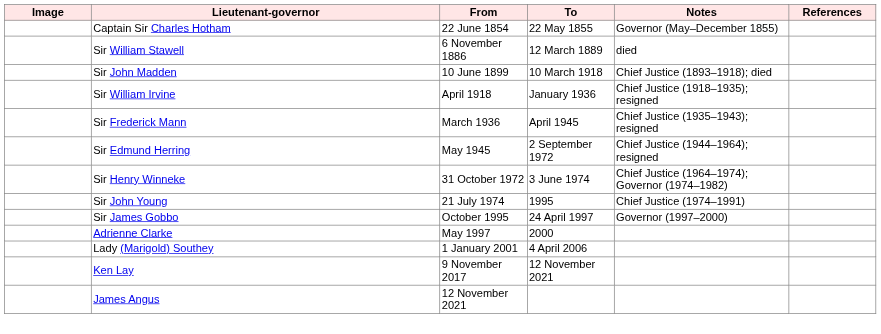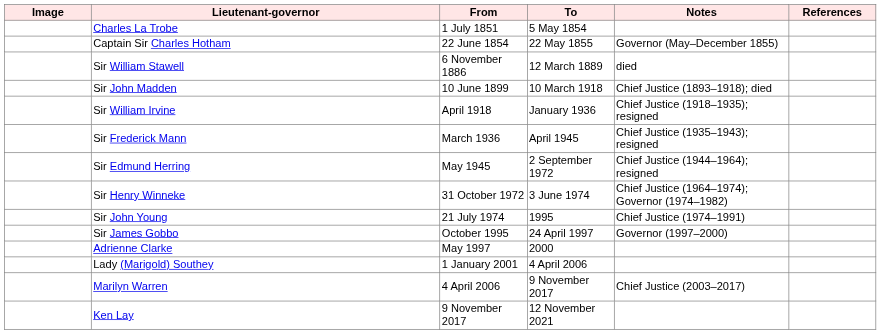+ row: (136, 28)
+ row: (130, 287)
- row: (126, 299)
